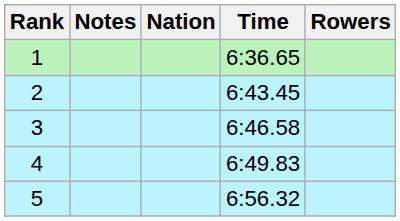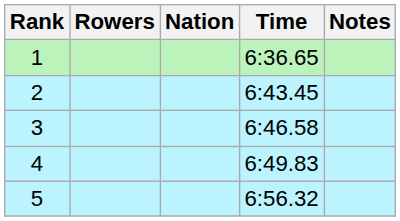columns swapped: (351, 22) <-> (105, 22)
